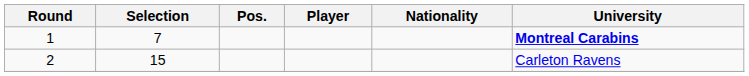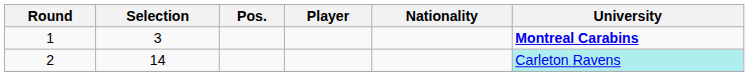(158, 38) 7 -> (158, 38) 3
(158, 61) 15 -> (158, 61) 14
(568, 61) no background -> (568, 61) paleturquoise background
